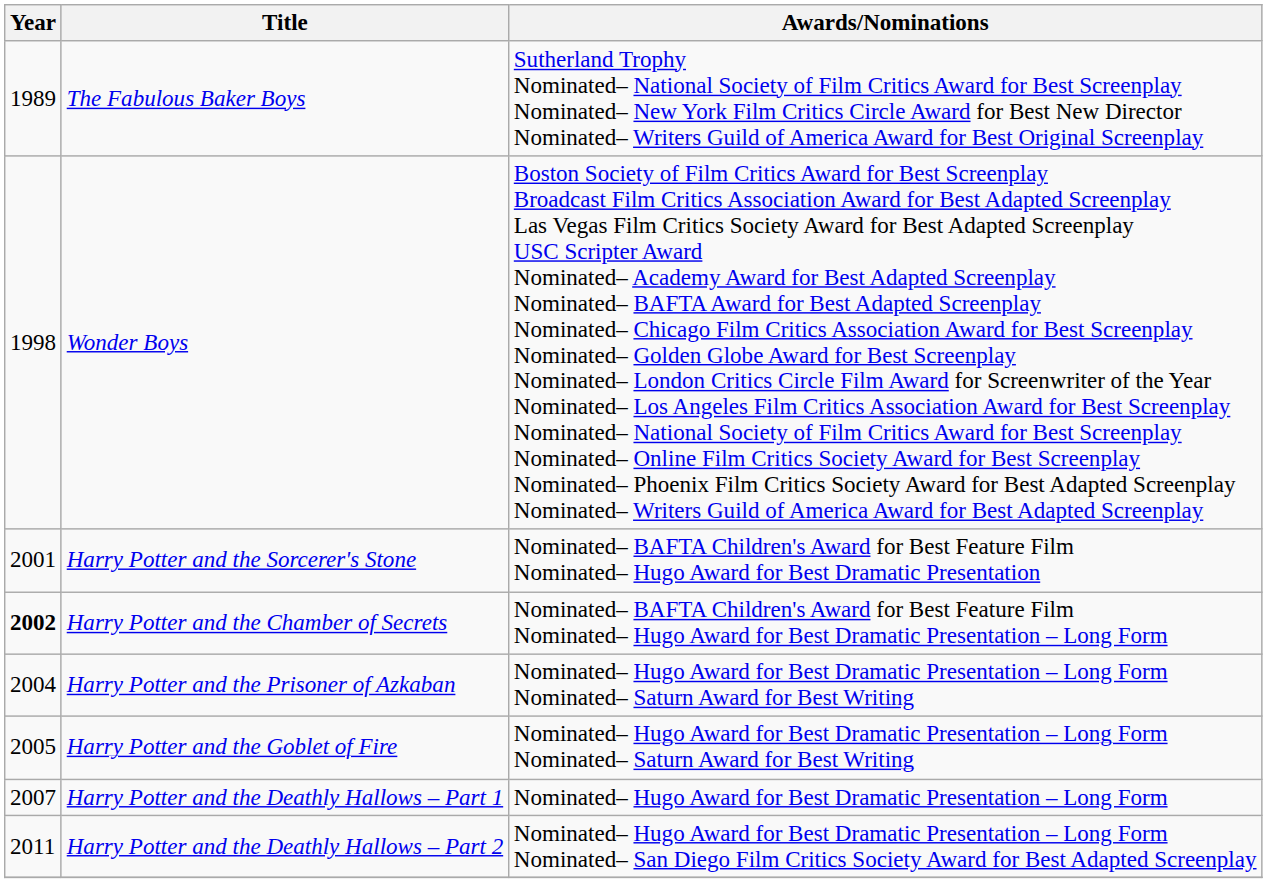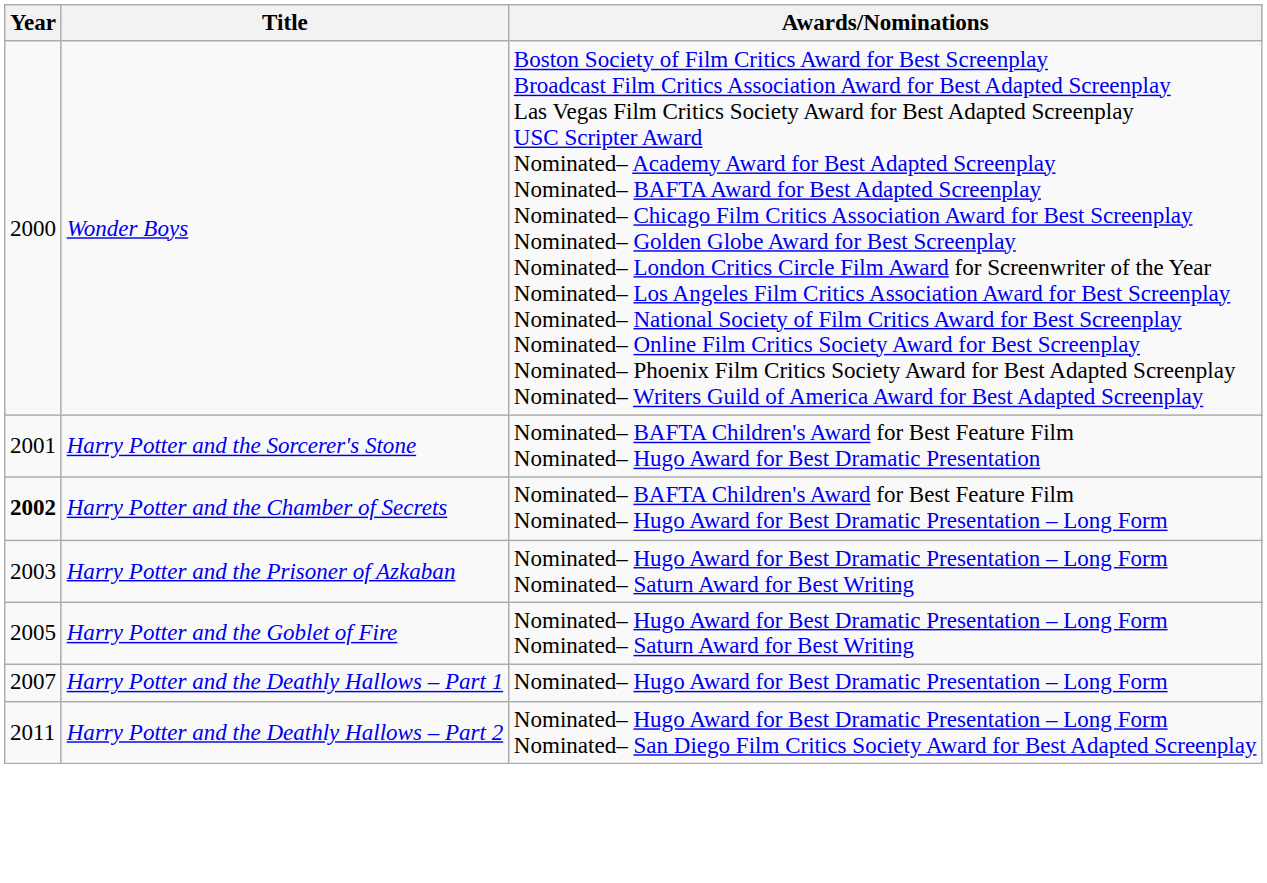- row: (186, 98)
(33, 342) 1998 -> (33, 227) 2000
(33, 684) 2004 -> (33, 570) 2003
